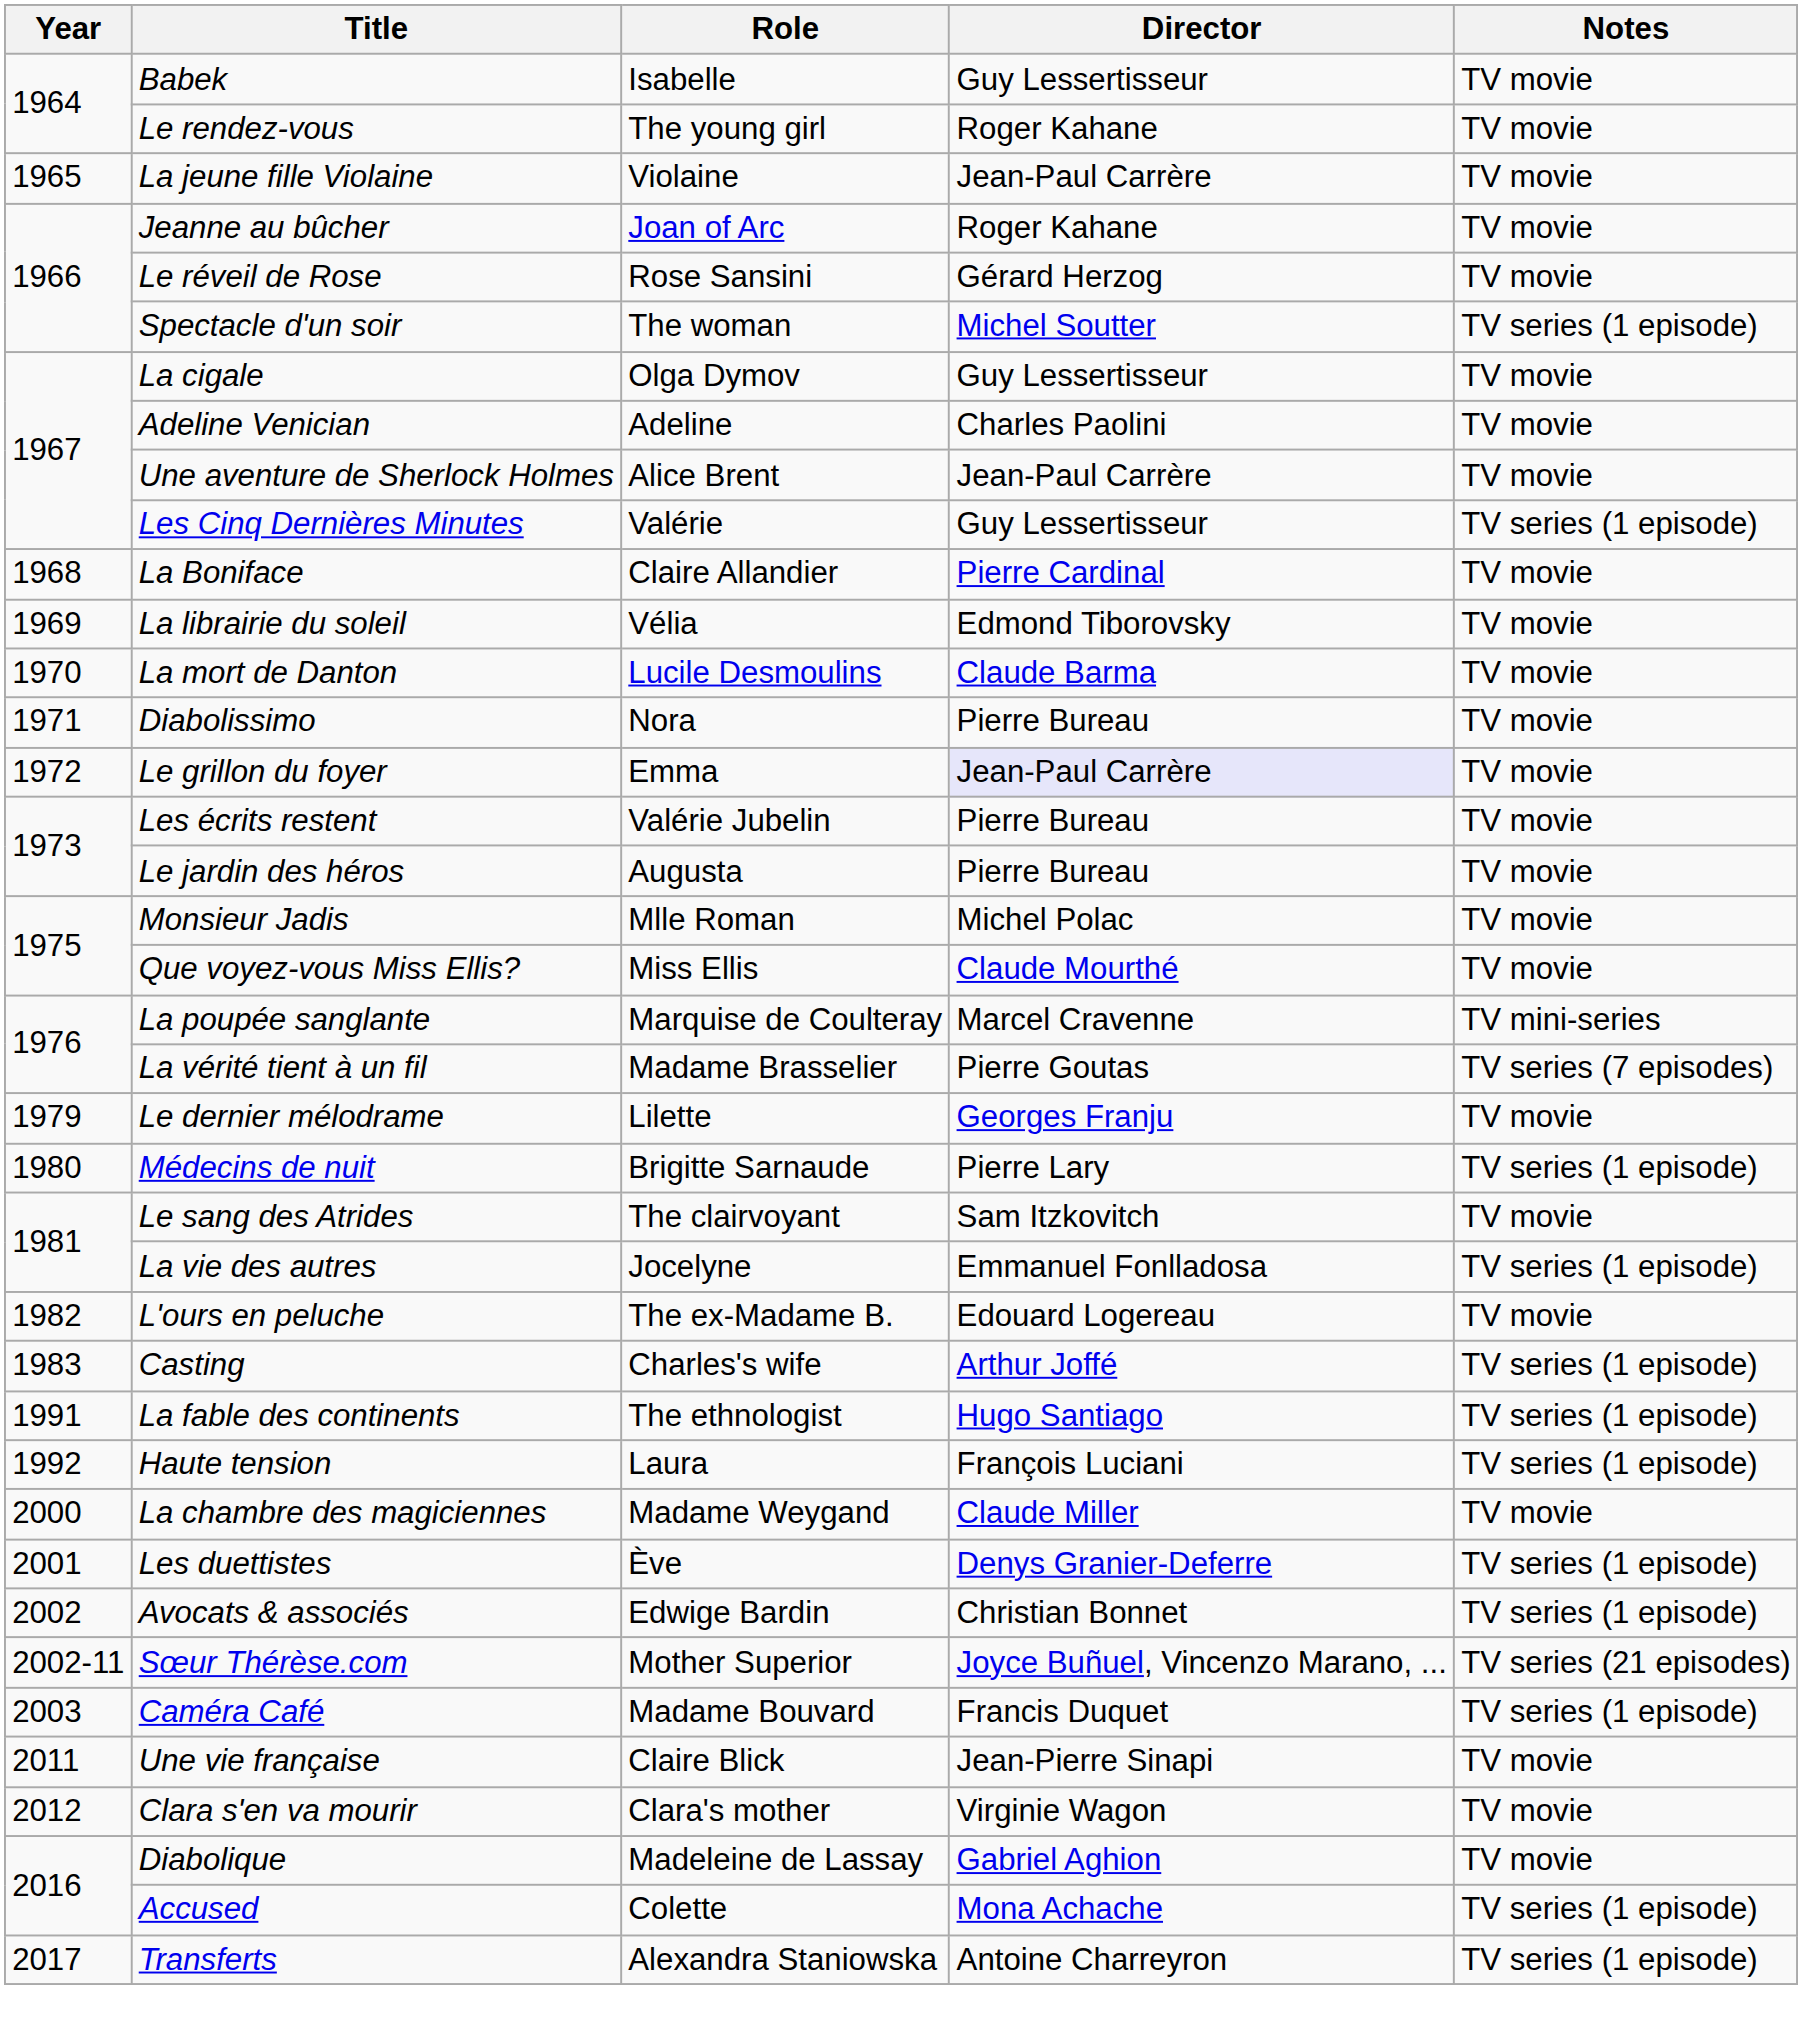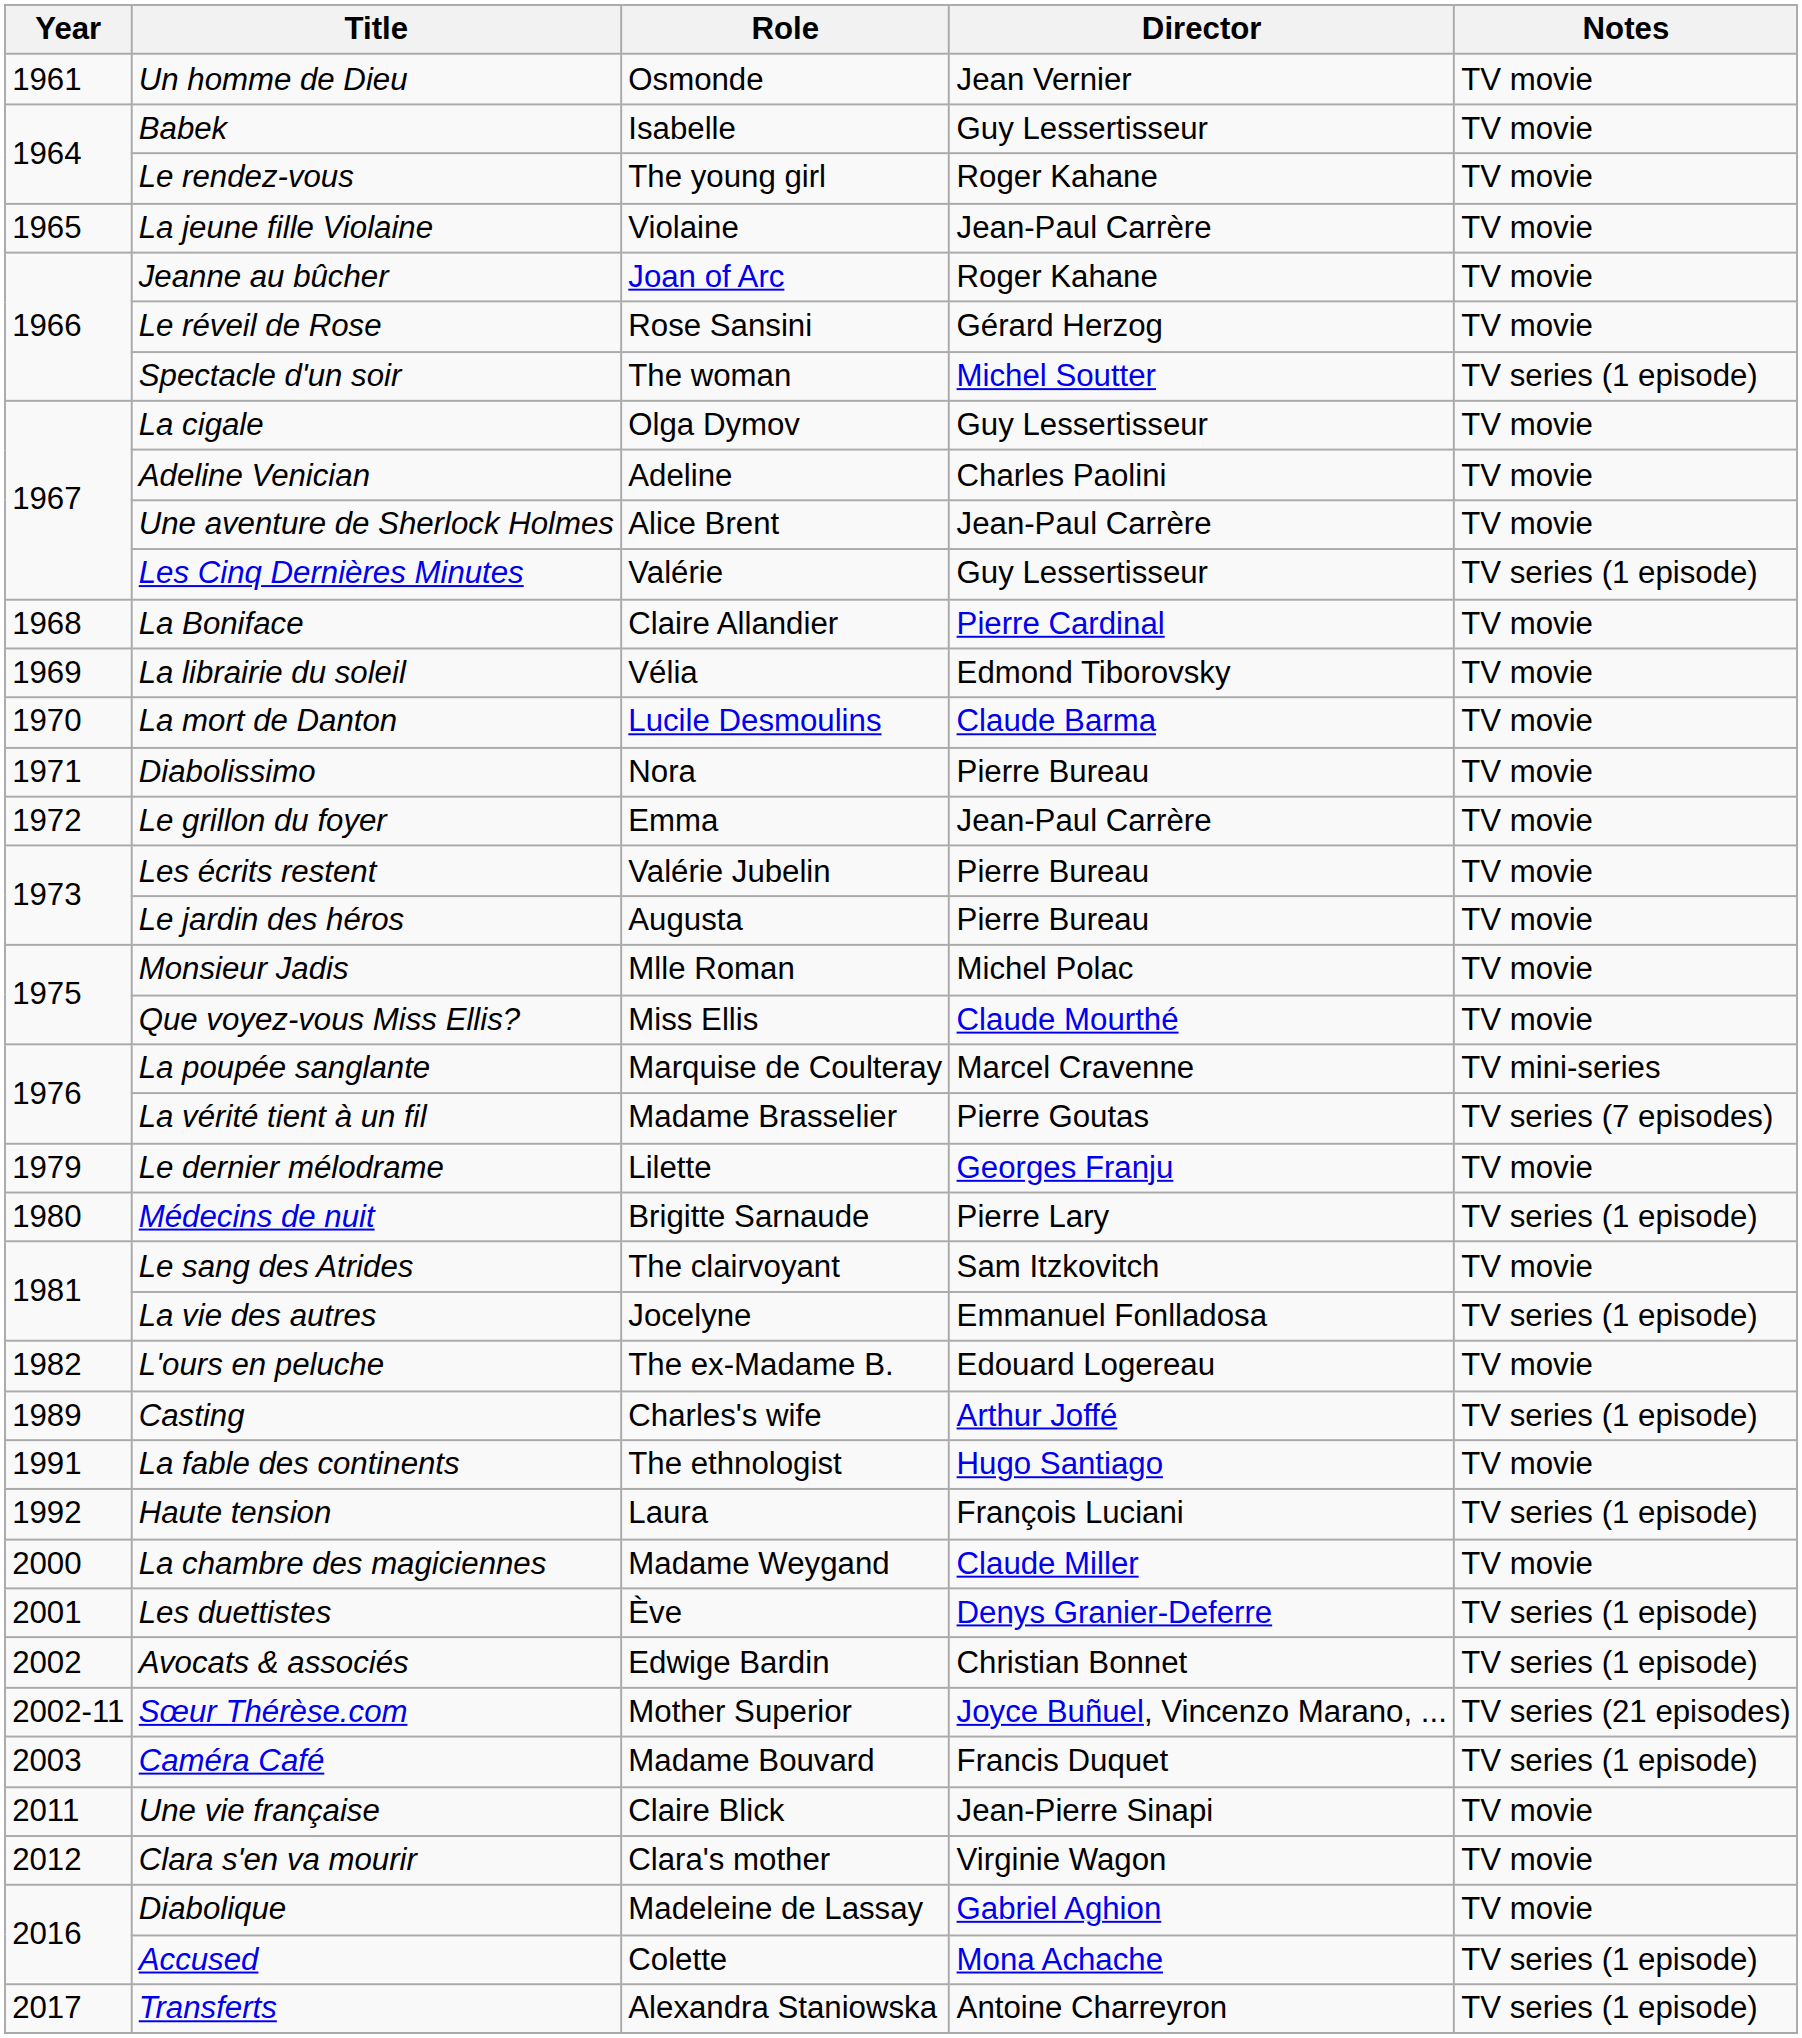+ row: (273, 78)
(1084, 771) lavender background -> (1084, 820) no background
(47, 1365) 1983 -> (47, 1414) 1989
(1609, 1414) TV series (1 episode) -> (1527, 1464) TV movie
